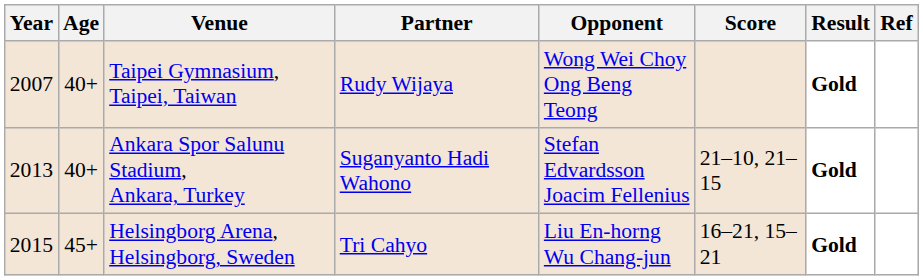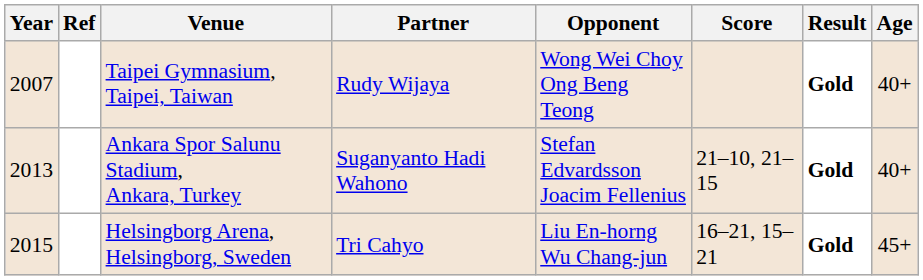columns swapped: (81, 22) <-> (896, 22)
